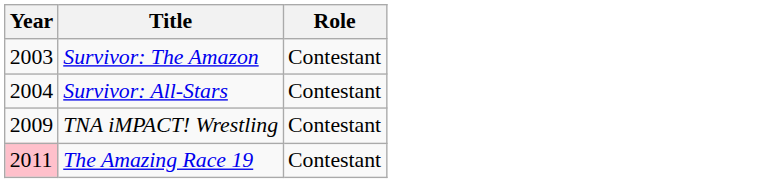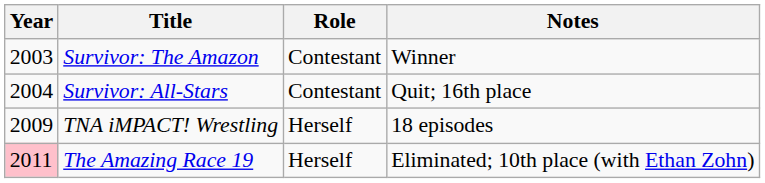+ column: (573, 21)
(335, 125) Contestant -> (320, 125) Herself
(335, 159) Contestant -> (320, 159) Herself
